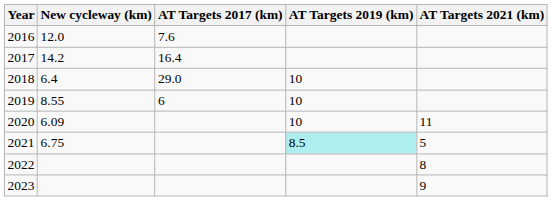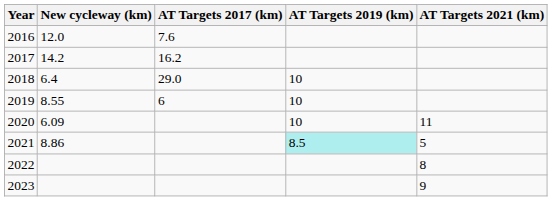(170, 57) 16.4 -> (170, 57) 16.2
(52, 143) 6.75 -> (52, 143) 8.86
